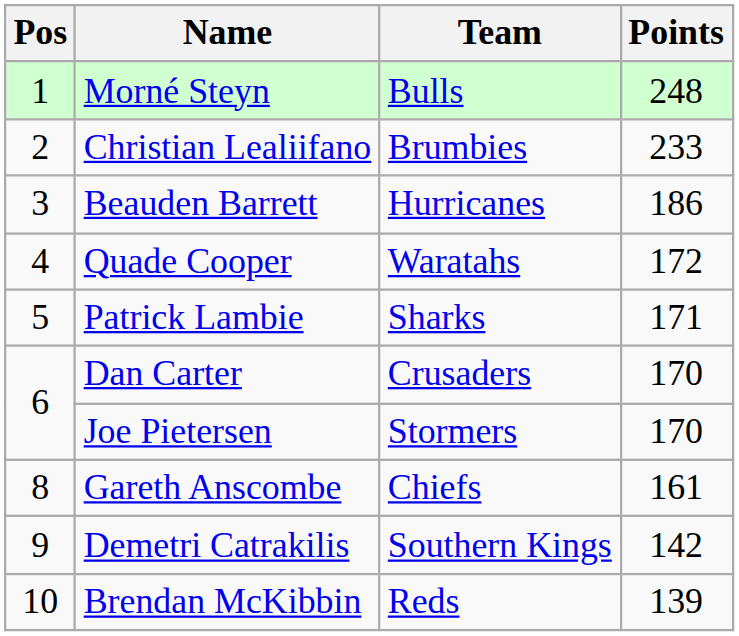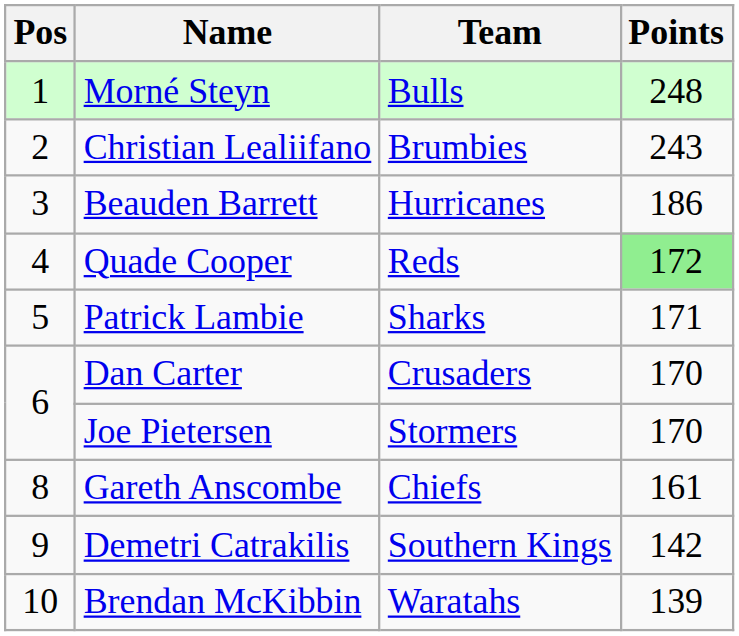(676, 146) 233 -> (676, 146) 243
(454, 260) Waratahs -> (424, 260) Reds
(676, 260) no background -> (676, 260) lightgreen background
(424, 601) Reds -> (454, 601) Waratahs
